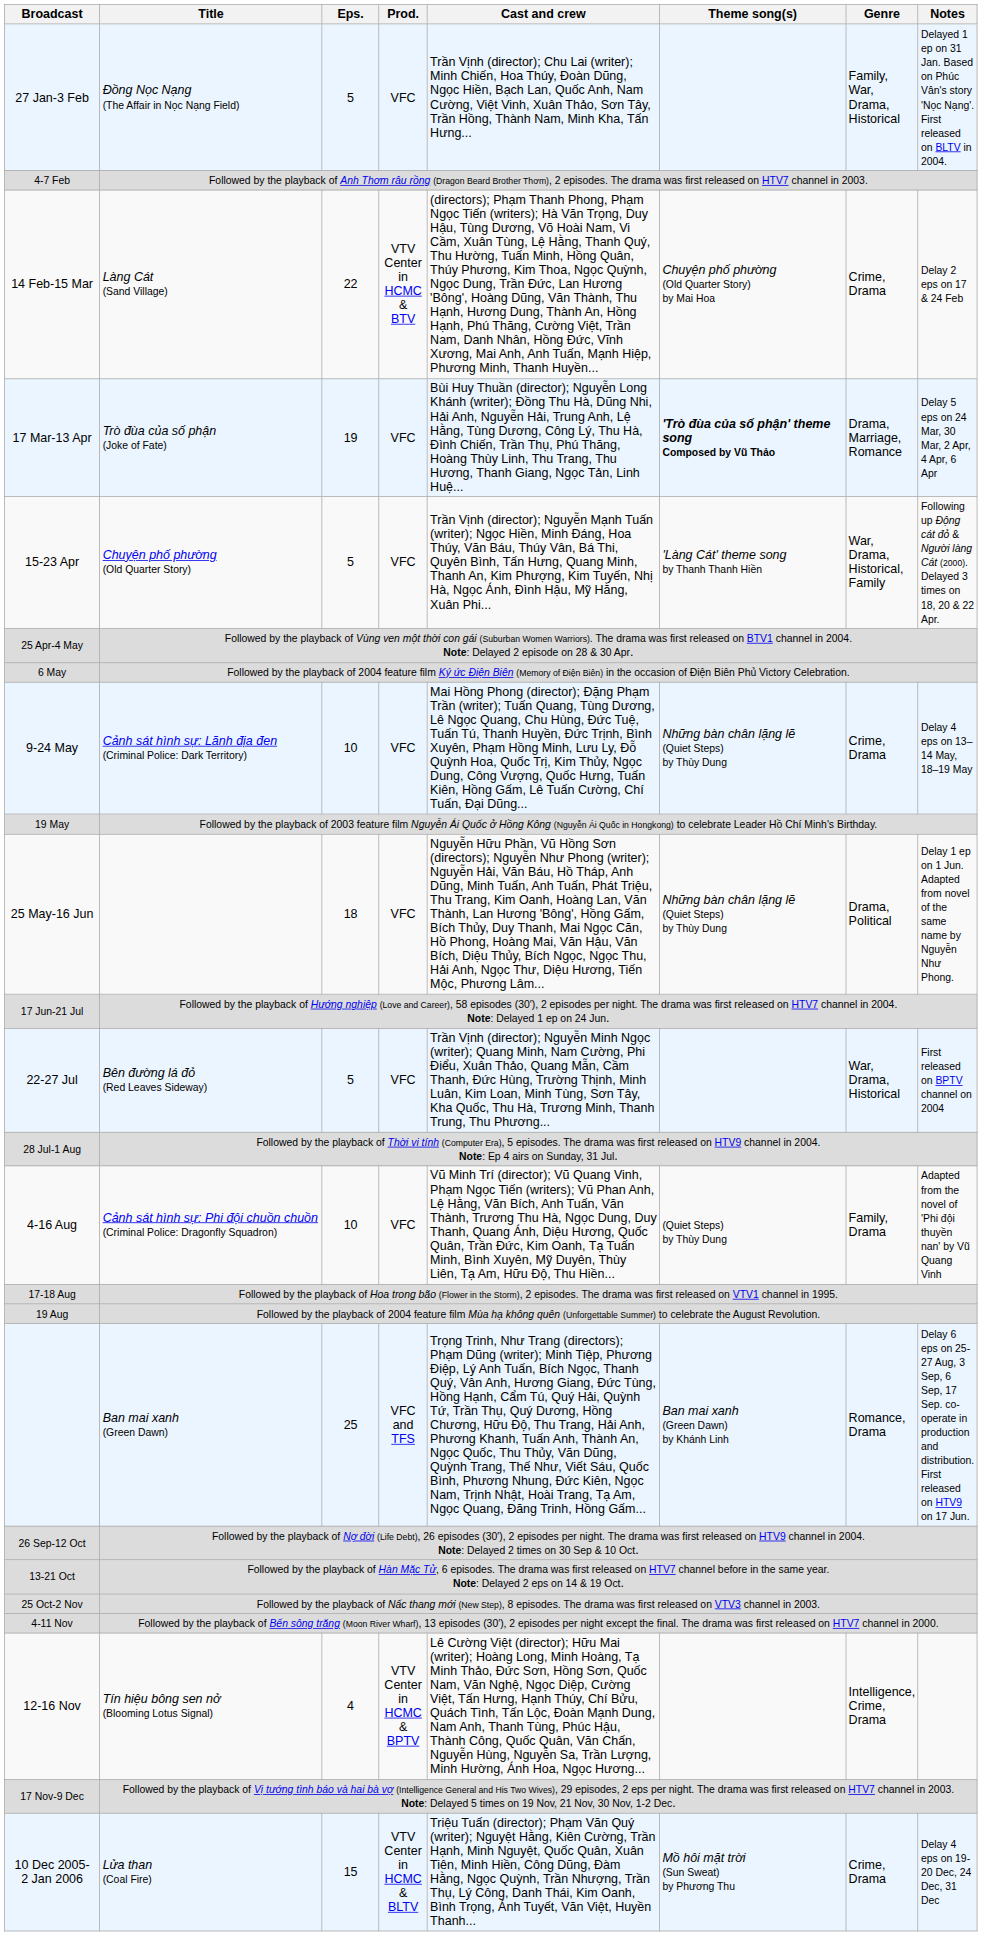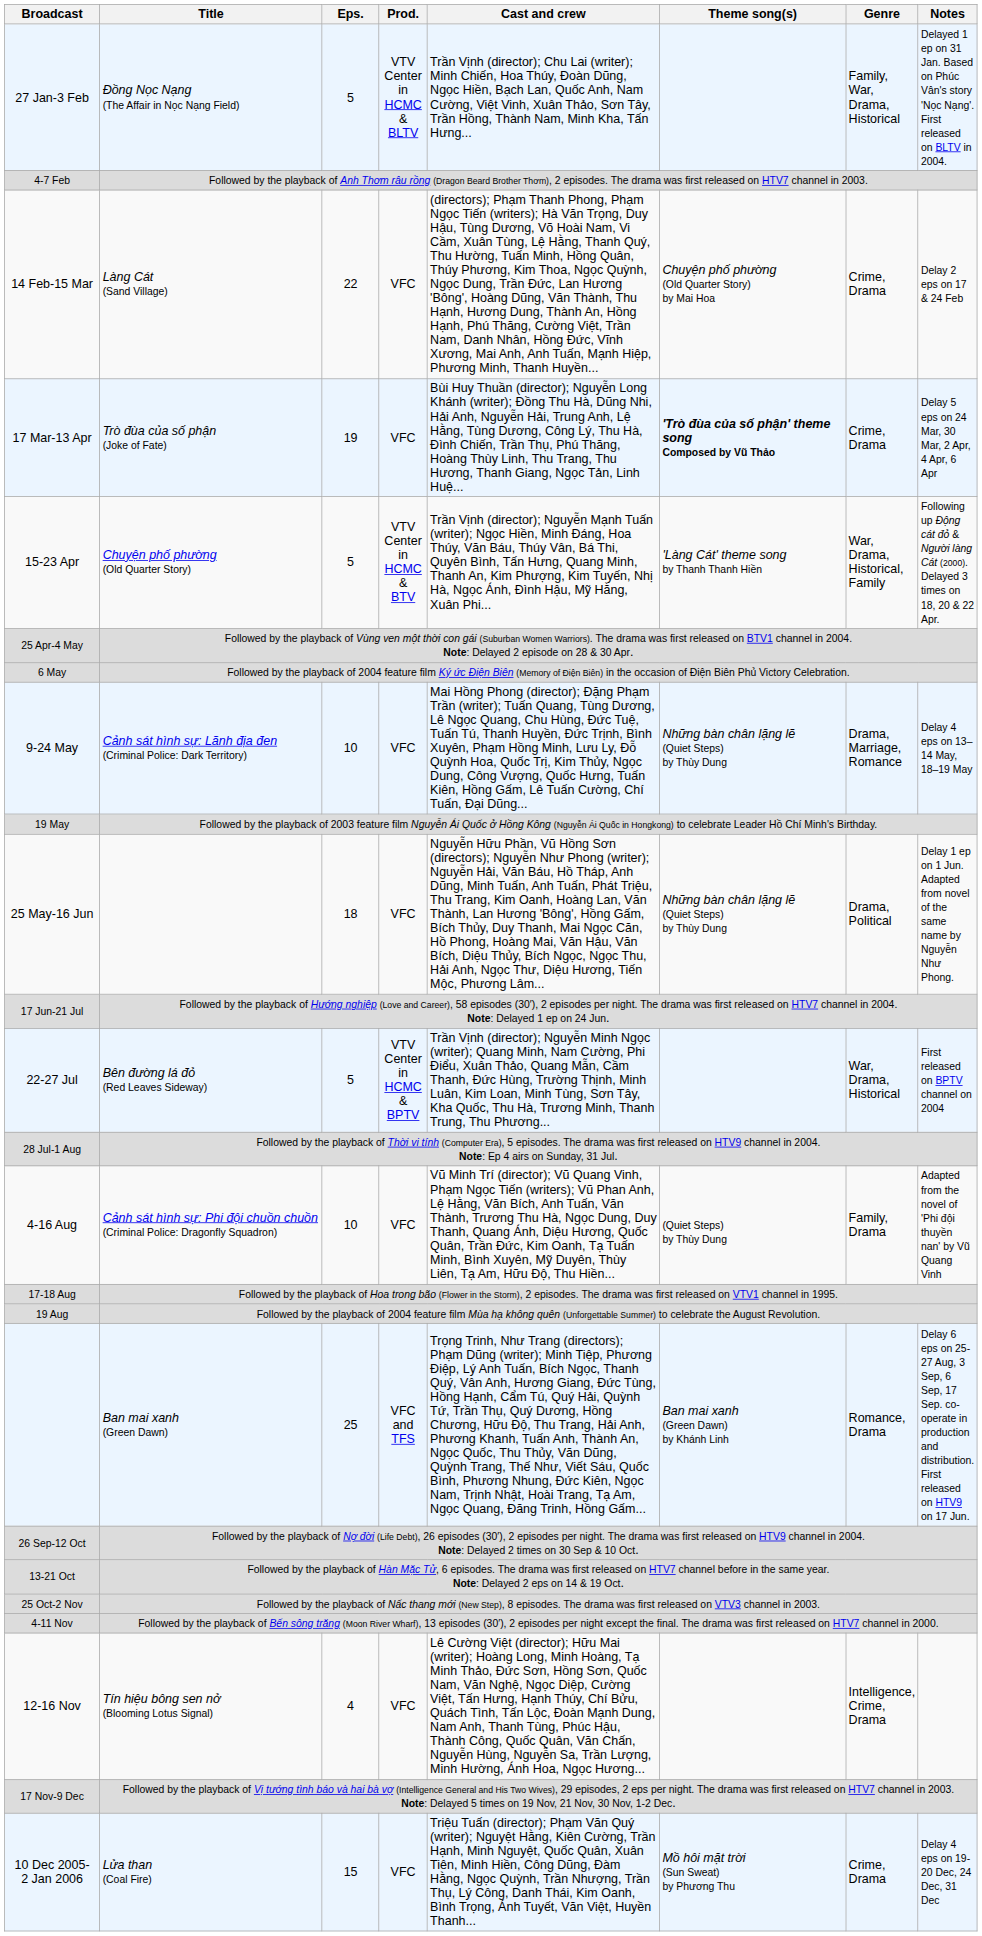(403, 97) VFC -> (403, 97) VTV Center in HCMC & BLTV
(403, 284) VTV Center in HCMC & BTV -> (403, 284) VFC
(875, 437) Drama, Marriage, Romance -> (867, 437) Crime, Drama
(403, 562) VFC -> (403, 562) VTV Center in HCMC & BTV
(867, 748) Crime, Drama -> (875, 748) Drama, Marriage, Romance
(403, 1080) VFC -> (403, 1080) VTV Center in HCMC & BPTV
(403, 1706) VTV Center in HCMC & BPTV -> (403, 1706) VFC
(403, 1872) VTV Center in HCMC & BLTV -> (403, 1872) VFC
